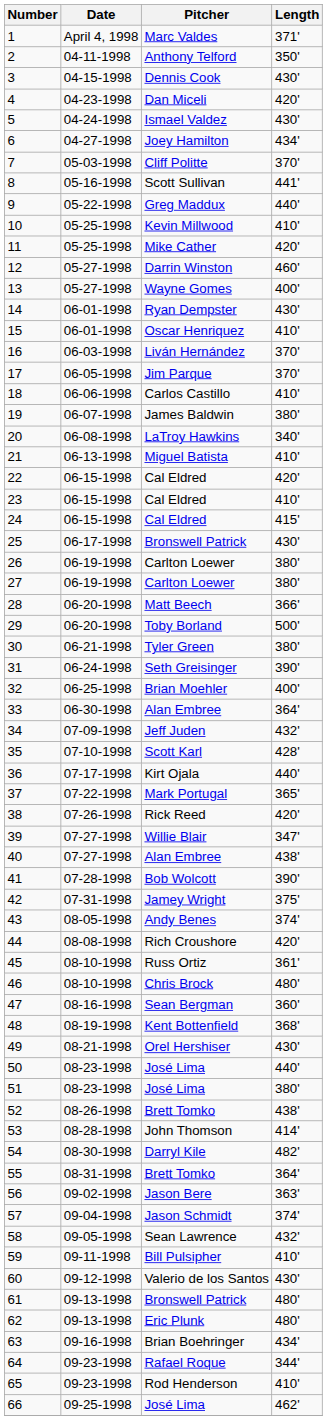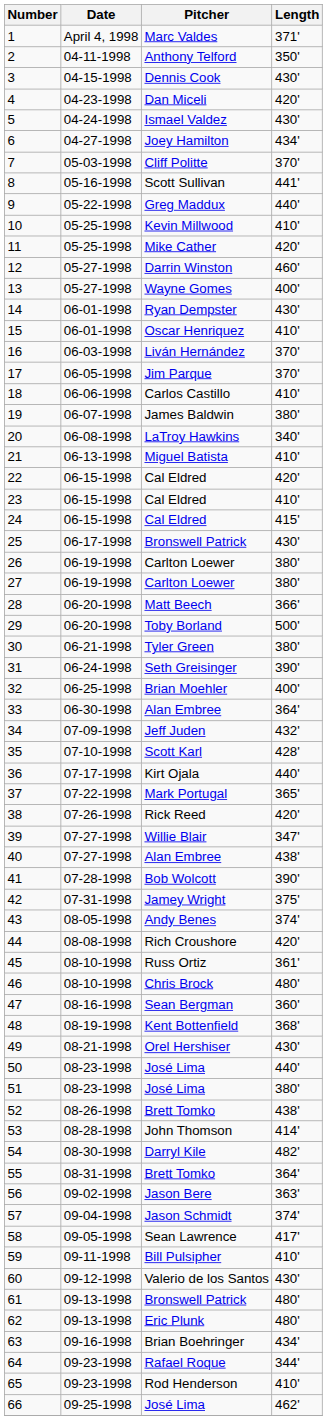(287, 1236) 432' -> (287, 1236) 417'
